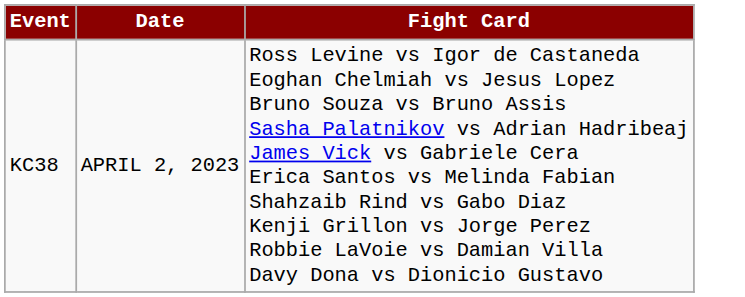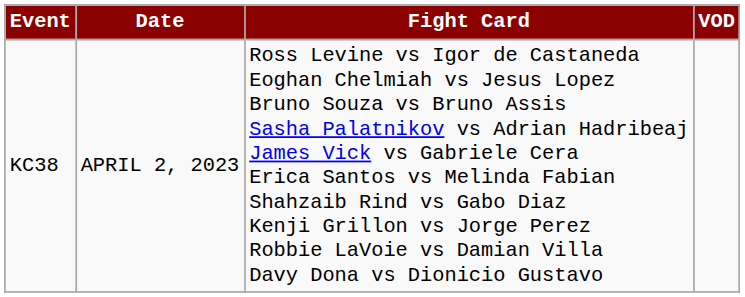+ column: (717, 22)
